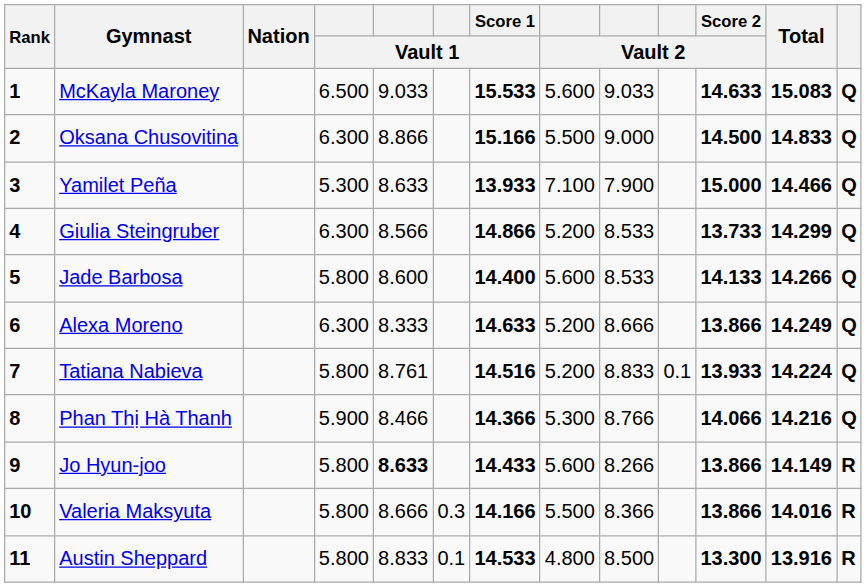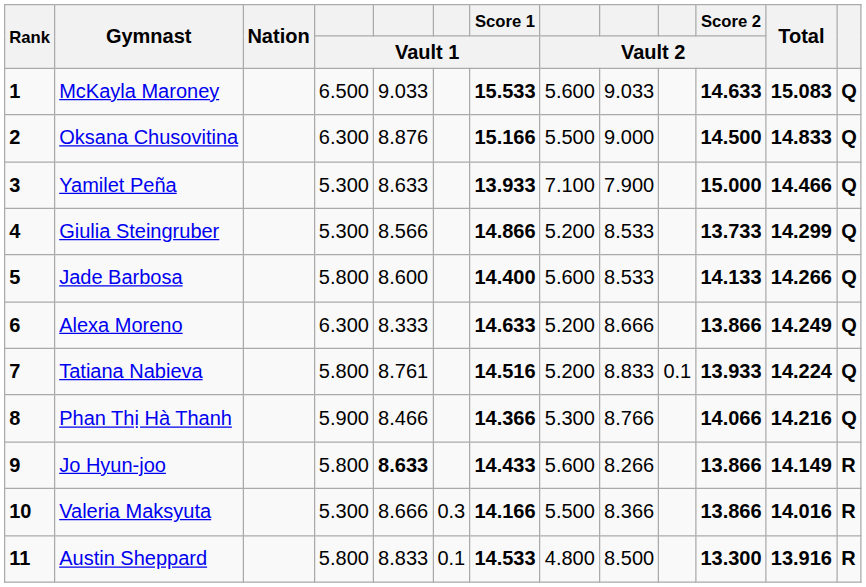(403, 138) 8.866 -> (403, 138) 8.876
(344, 231) 6.300 -> (344, 231) 5.300
(344, 511) 5.800 -> (344, 511) 5.300
